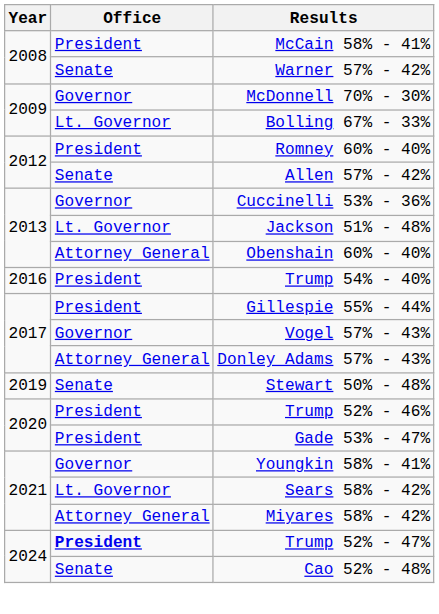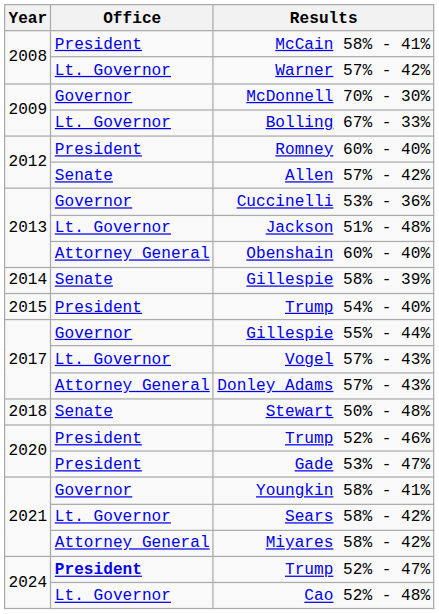(84, 70) Senate -> (113, 70) Lt. Governor
+ row: (338, 280)
(28, 280) 2016 -> (28, 307) 2015
(98, 307) President -> (94, 333) Governor
(94, 333) Governor -> (113, 359) Lt. Governor
(28, 386) 2019 -> (28, 412) 2018
(84, 569) Senate -> (113, 596) Lt. Governor
